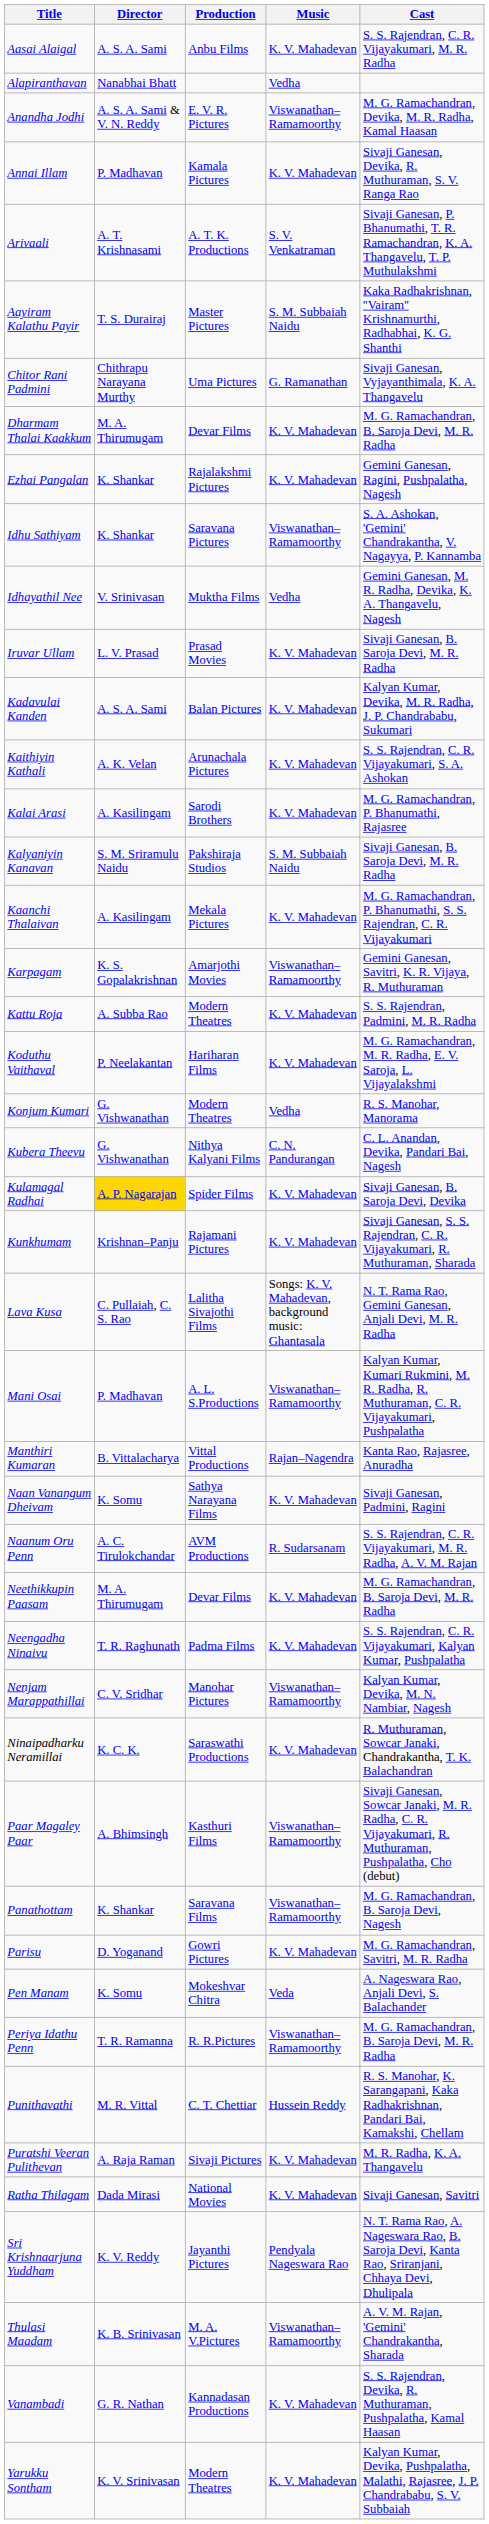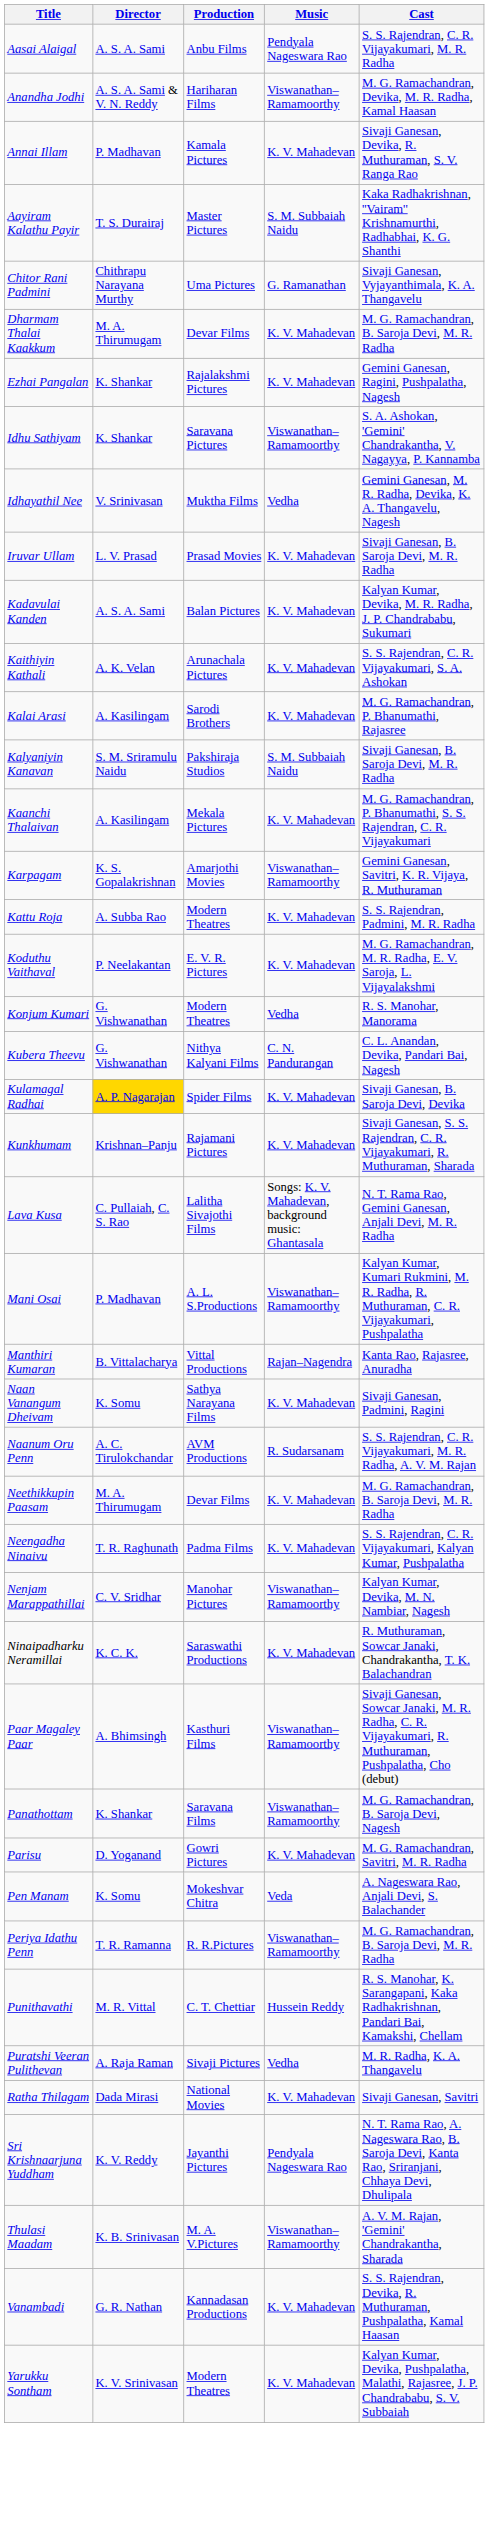(313, 48) K. V. Mahadevan -> (307, 48) Pendyala Nageswara Rao
- row: (47, 83)
(209, 117) E. V. R. Pictures -> (212, 97) Hariharan Films
- row: (28, 242)
(213, 1062) Hariharan Films -> (207, 965) E. V. R. Pictures
(313, 2160) K. V. Mahadevan -> (283, 2063) Vedha
